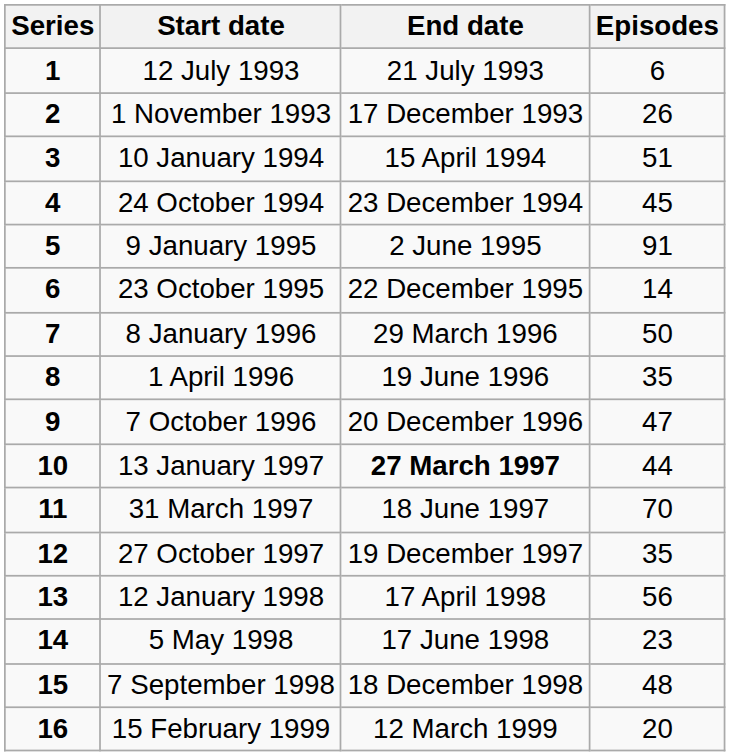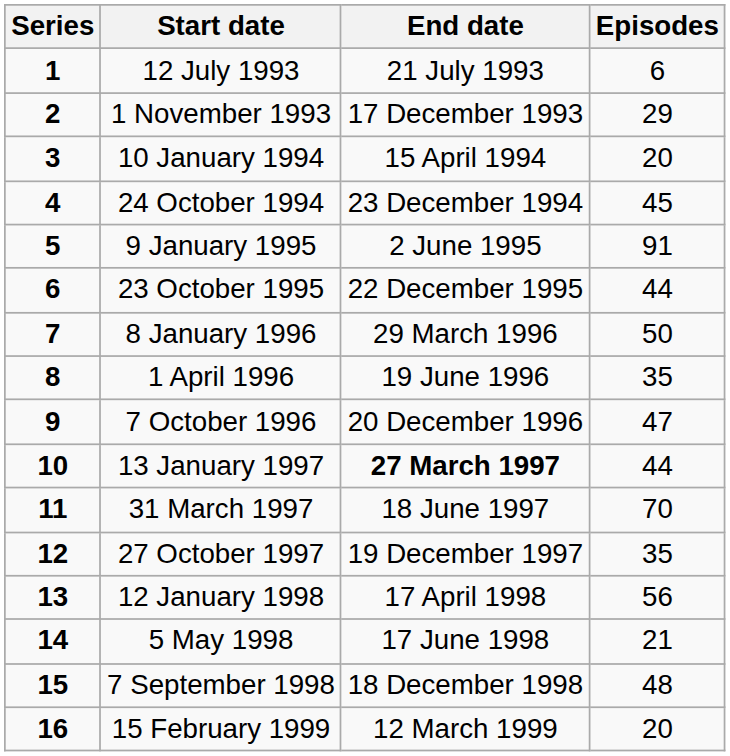(657, 114) 26 -> (657, 114) 29
(657, 158) 51 -> (657, 158) 20
(657, 289) 14 -> (657, 289) 44
(657, 641) 23 -> (657, 641) 21
